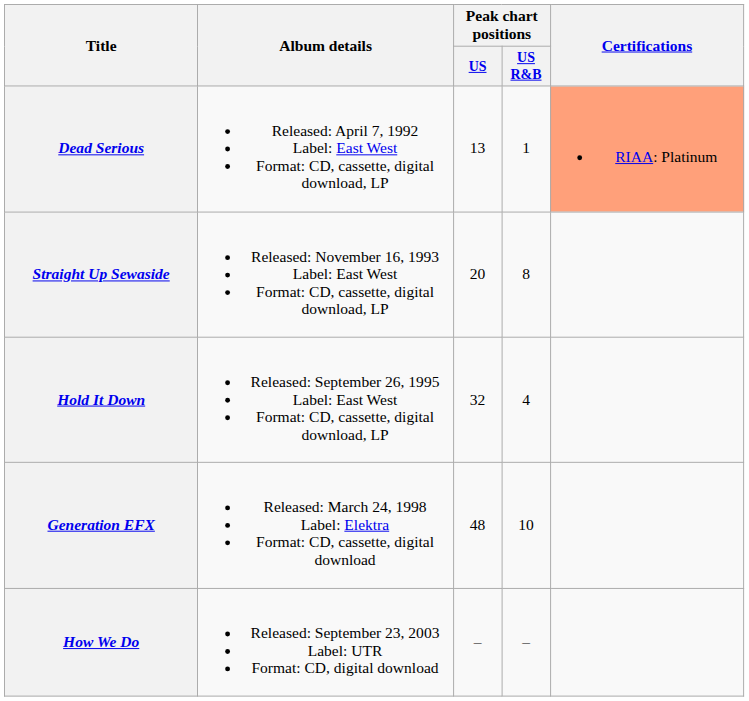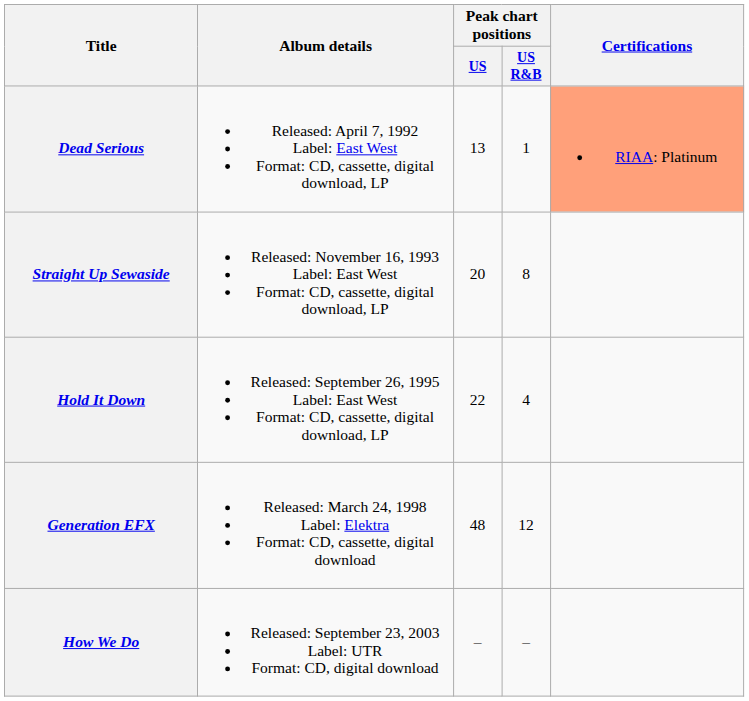(478, 399) 32 -> (478, 399) 22
(526, 525) 10 -> (526, 525) 12
